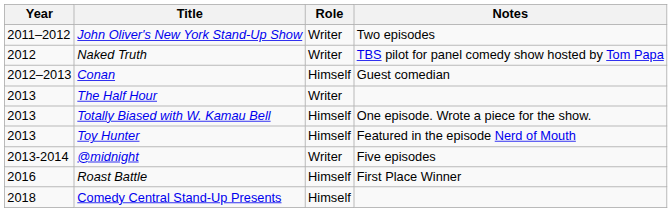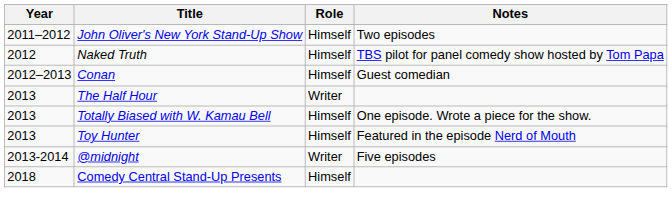(325, 34) Writer -> (329, 34) Himself
(325, 55) Writer -> (329, 55) Himself
- row: (112, 177)
